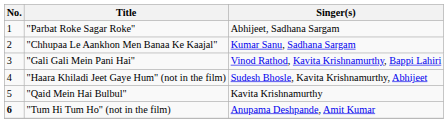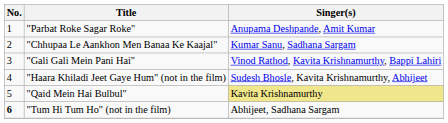(285, 28) Abhijeet, Sadhana Sargam -> (303, 28) Anupama Deshpande, Amit Kumar
(277, 93) no background -> (277, 93) khaki background
(303, 110) Anupama Deshpande, Amit Kumar -> (285, 110) Abhijeet, Sadhana Sargam
